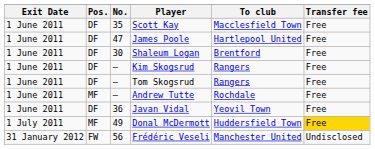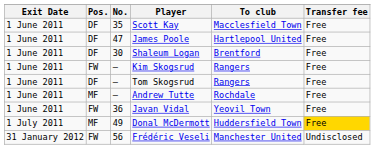(93, 67) DF -> (93, 67) FW
(93, 109) DF -> (93, 109) FW
